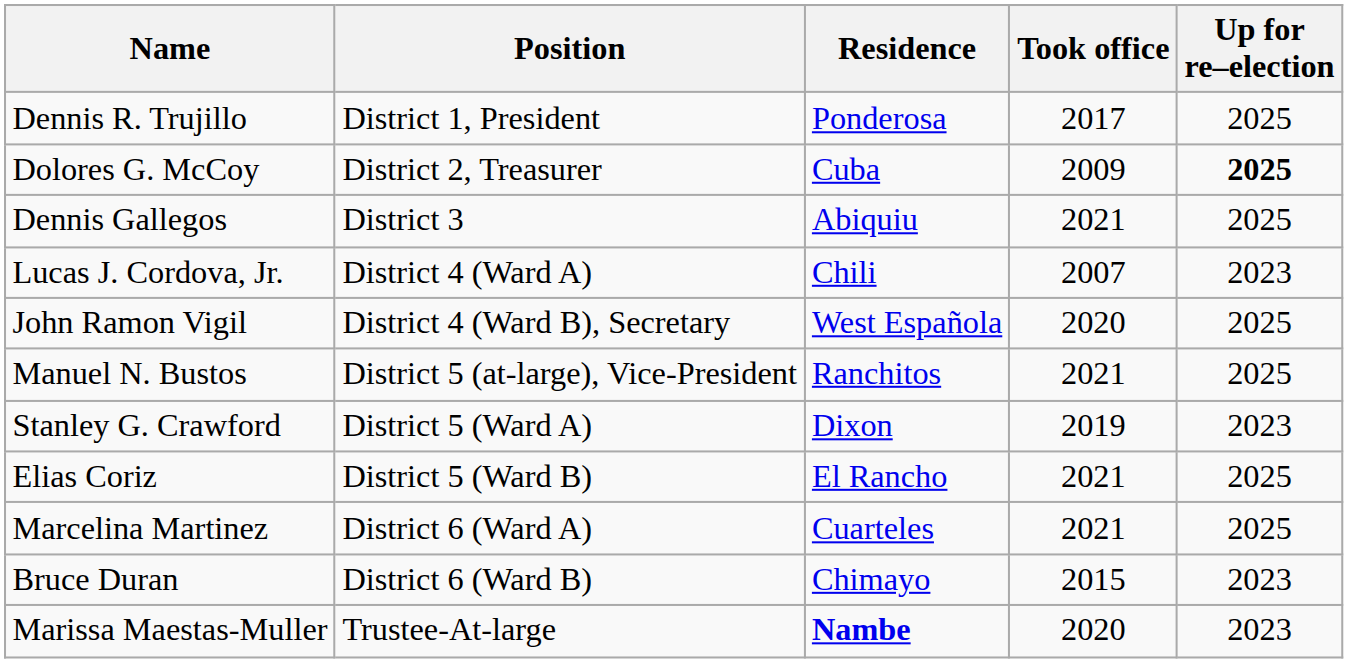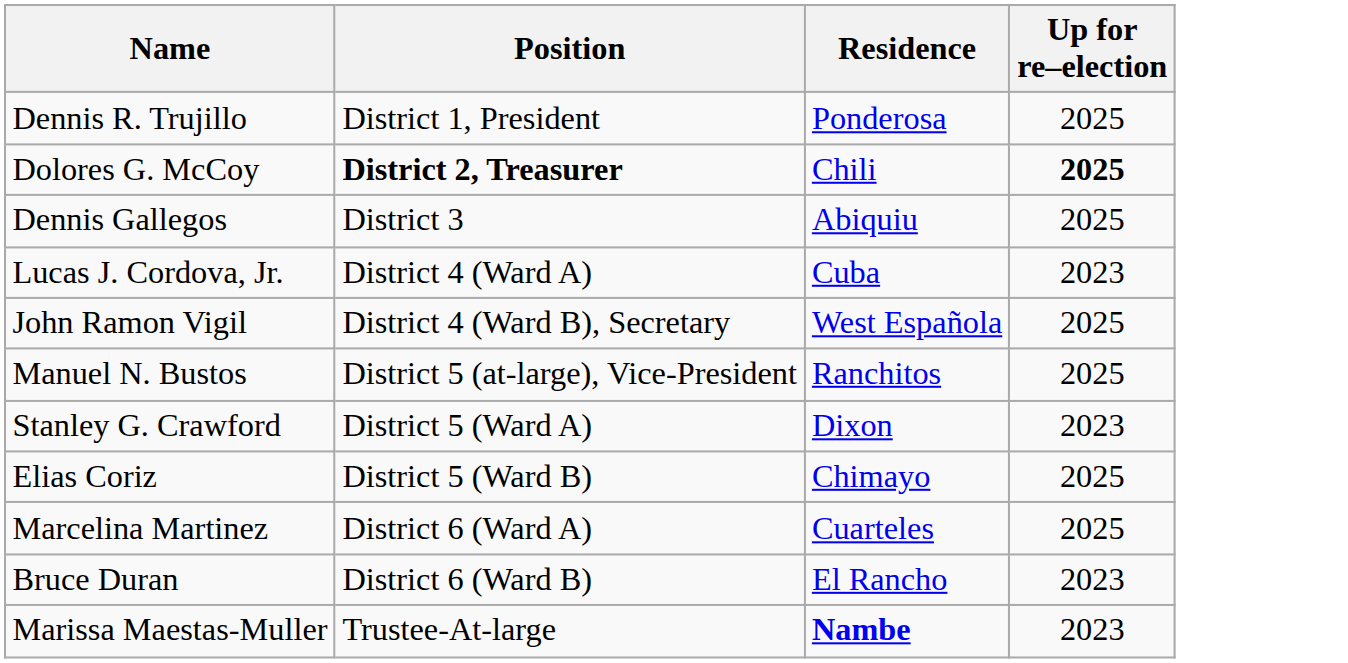- column: (1093, 48)
(472, 169) normal -> (483, 169) bold
(846, 169) Cuba -> (844, 169) Chili
(844, 271) Chili -> (846, 271) Cuba
(880, 476) El Rancho -> (871, 476) Chimayo
(871, 579) Chimayo -> (880, 579) El Rancho
